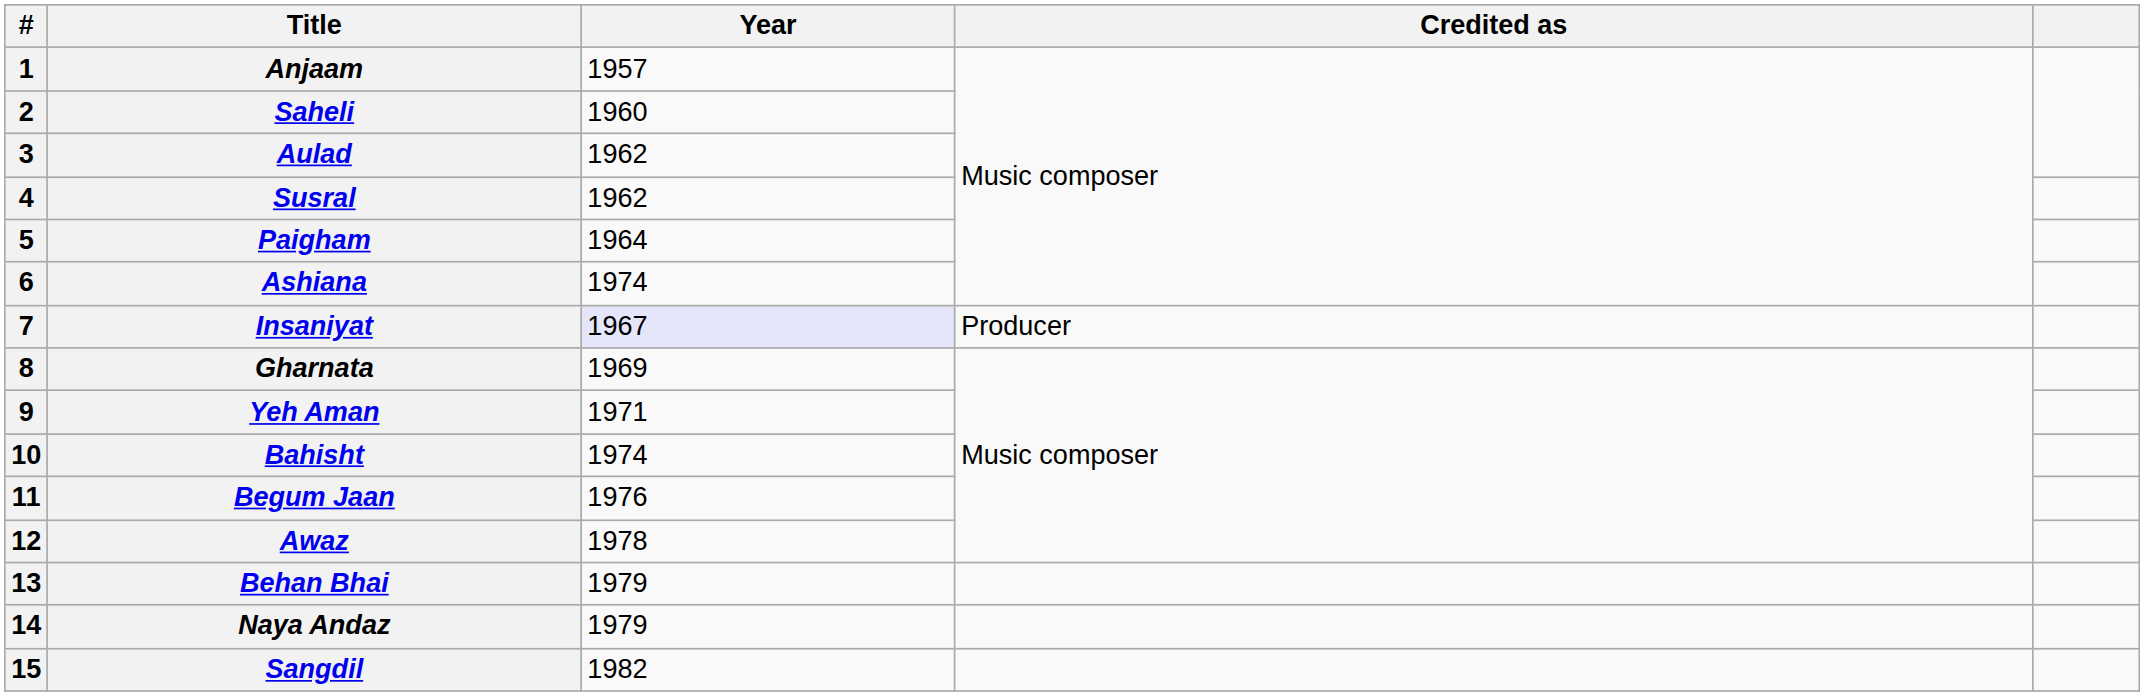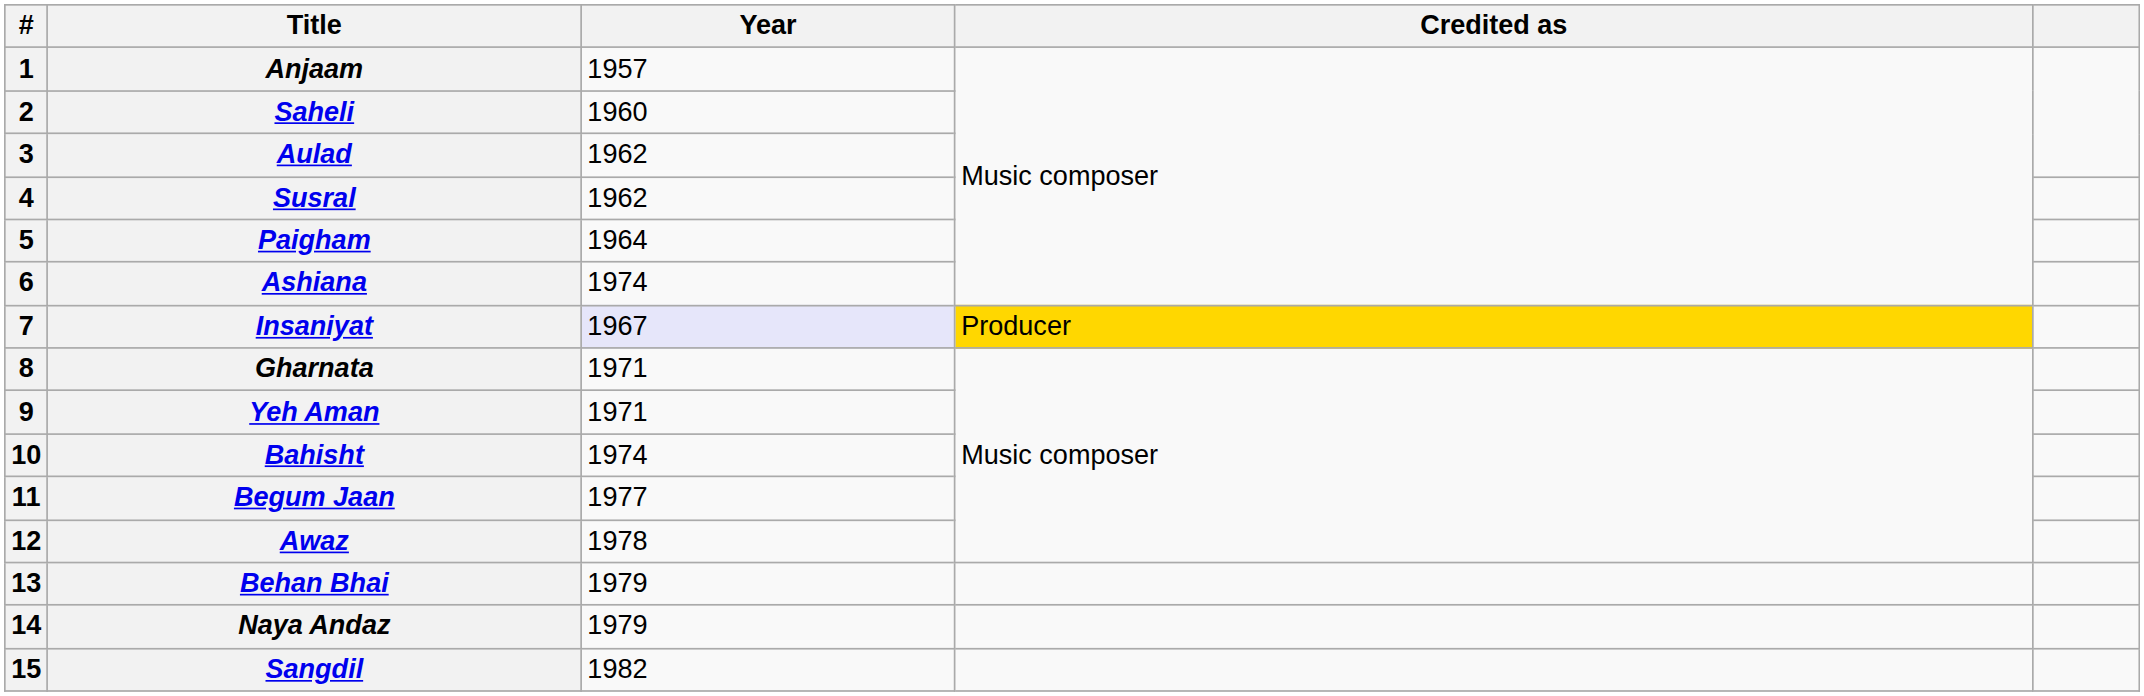(1016, 326) no background -> (1016, 326) gold background
(617, 369) 1969 -> (617, 369) 1971
(617, 497) 1976 -> (617, 497) 1977
